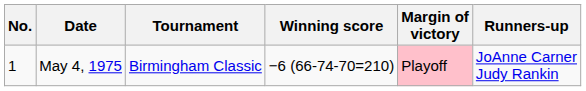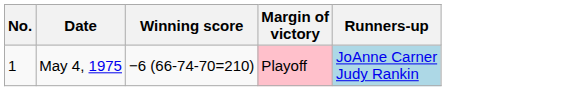- column: (195, 25)
(526, 66) no background -> (387, 66) lightblue background
